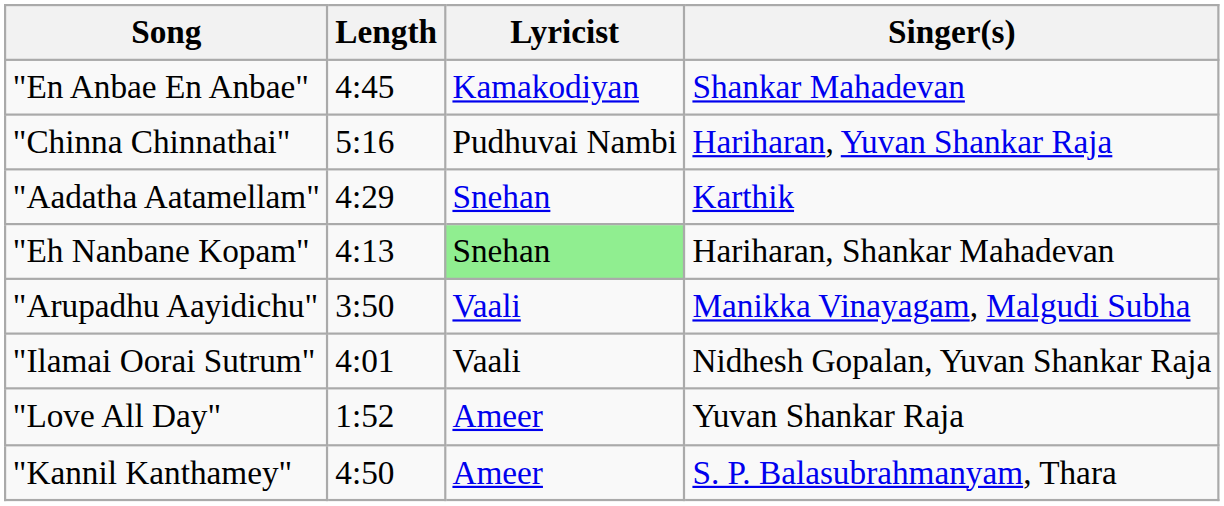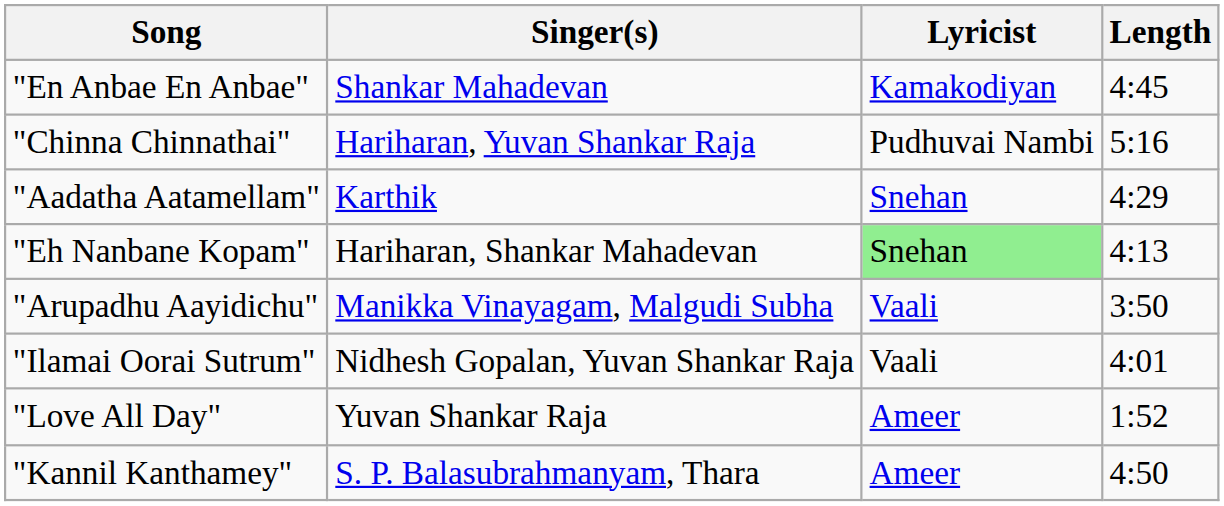columns swapped: (952, 32) <-> (386, 32)
